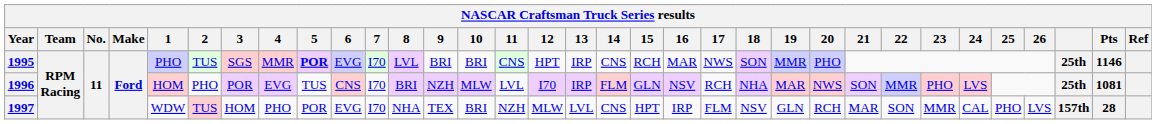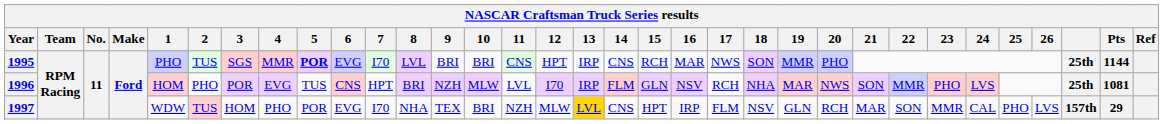(1109, 61) 1146 -> (1116, 61) 1144
(377, 84) I70 -> (380, 84) HPT
(581, 107) no background -> (589, 107) gold background
(1109, 107) 28 -> (1116, 107) 29
